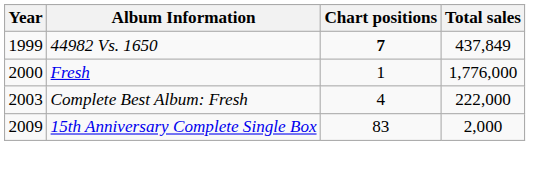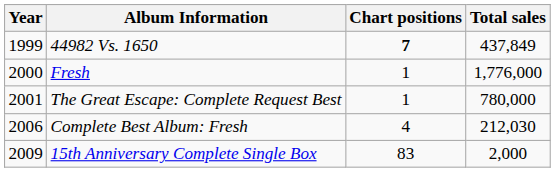+ row: (196, 99)
(26, 99) 2003 -> (26, 126) 2006
(483, 99) 222,000 -> (508, 126) 212,030
